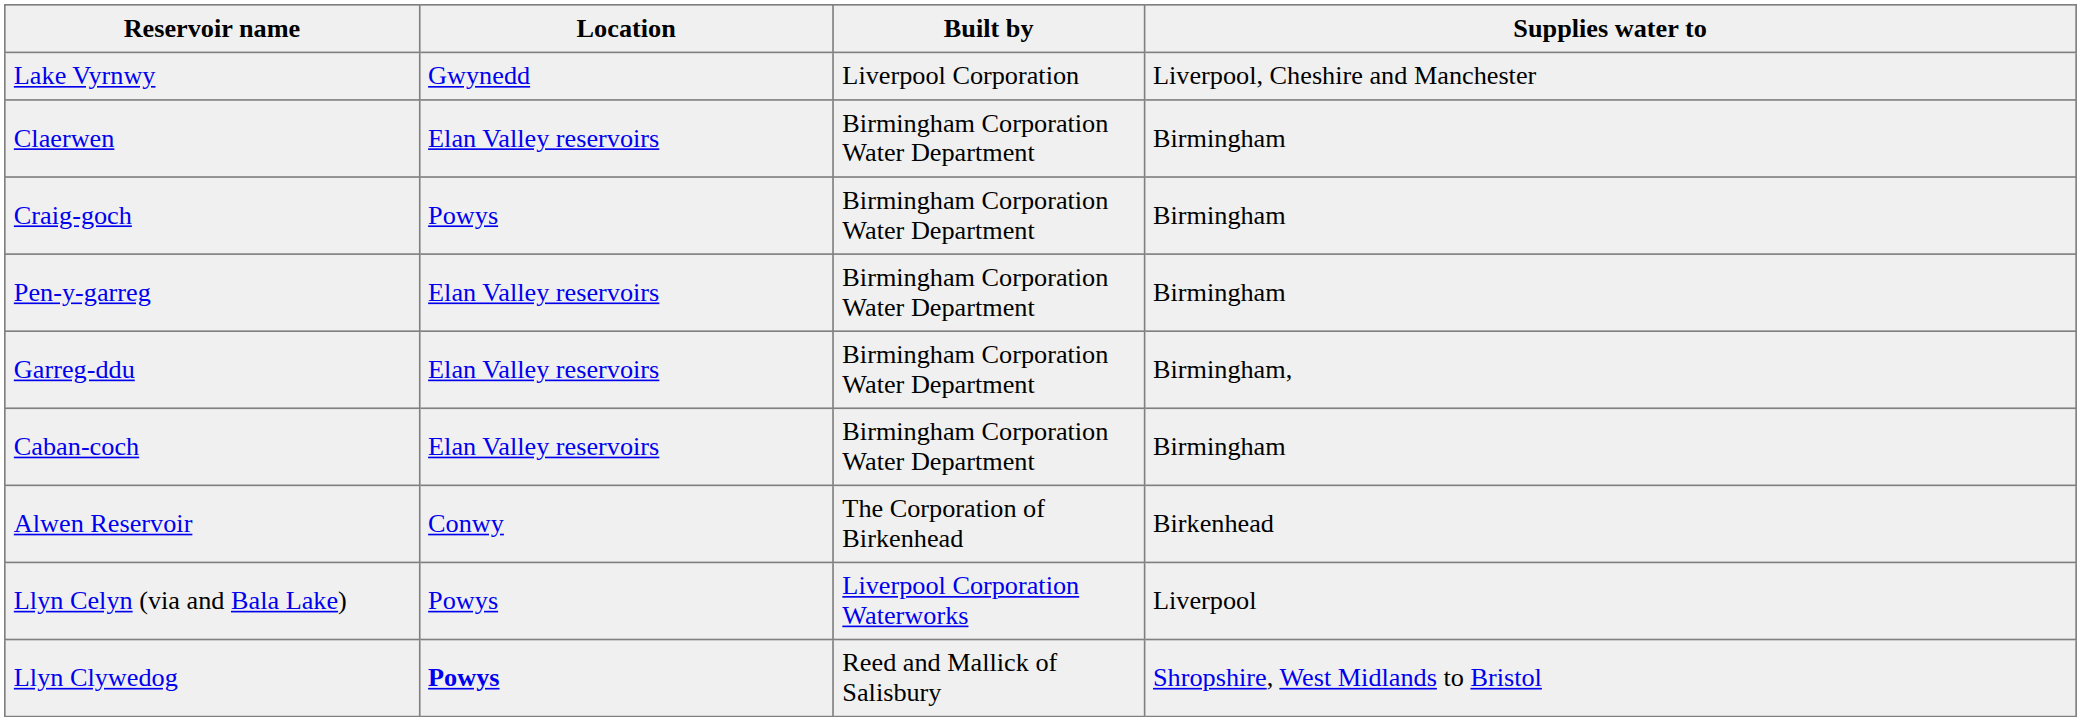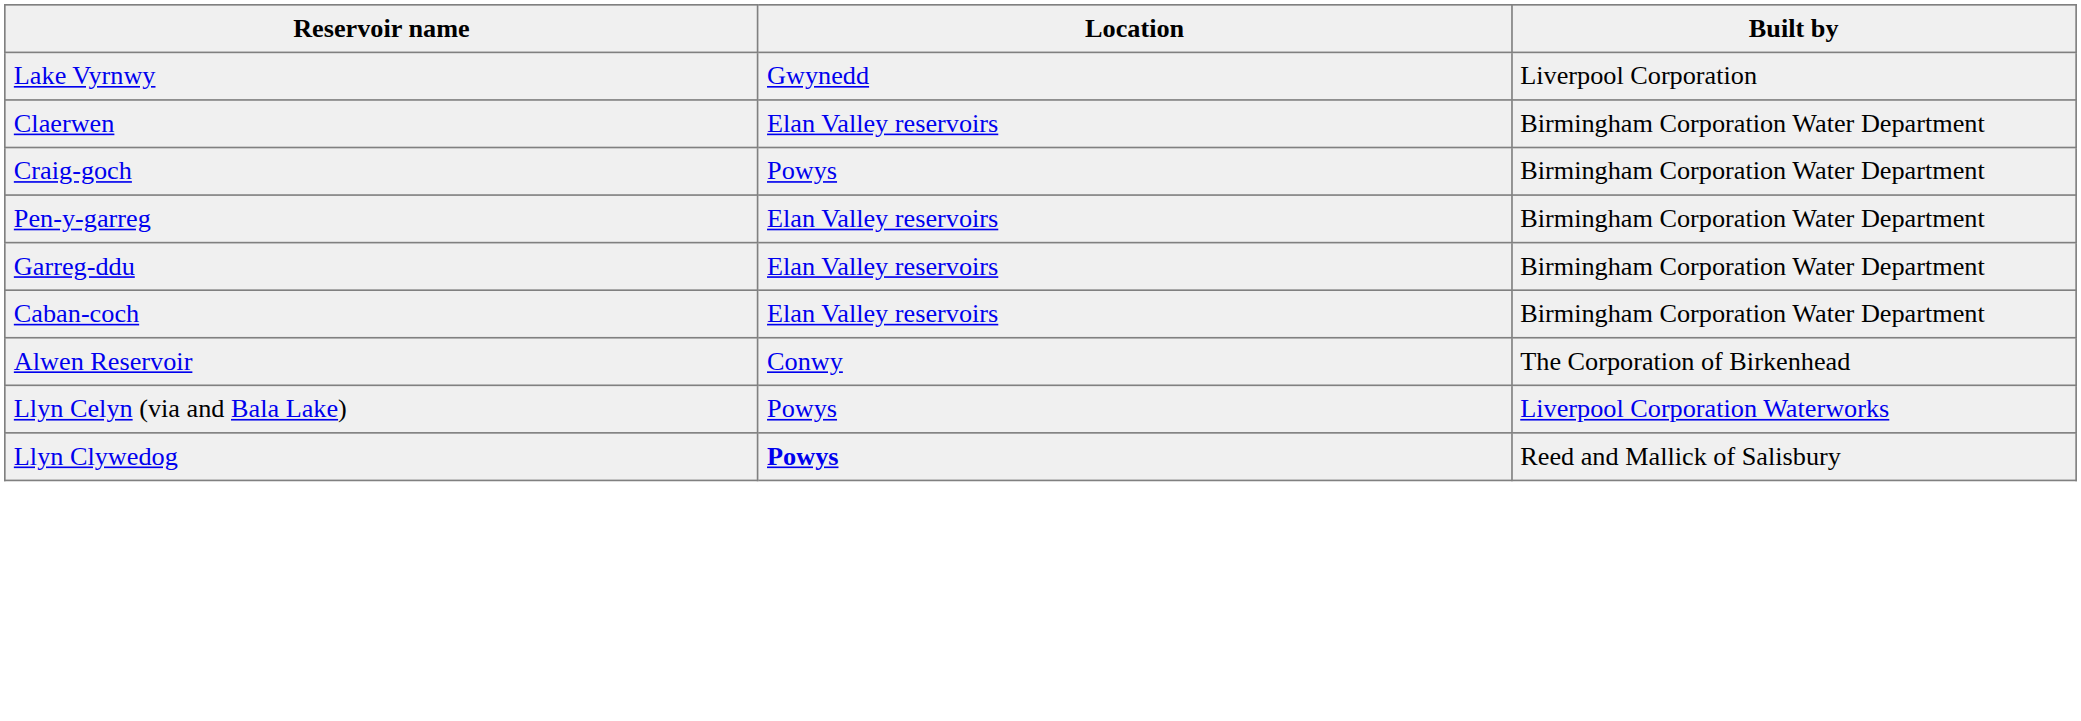- column: (1610, 28)
